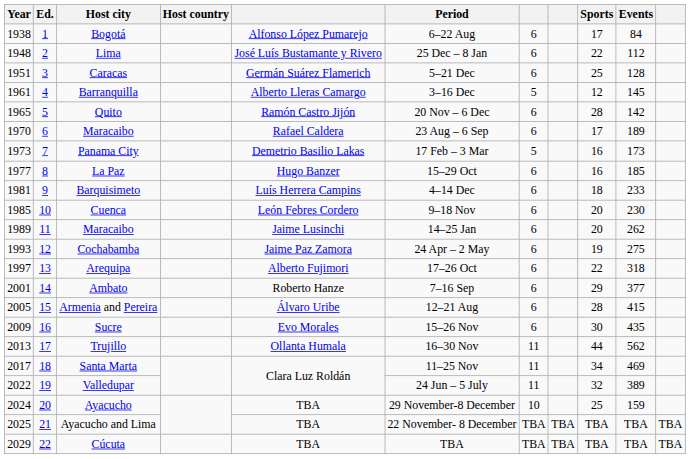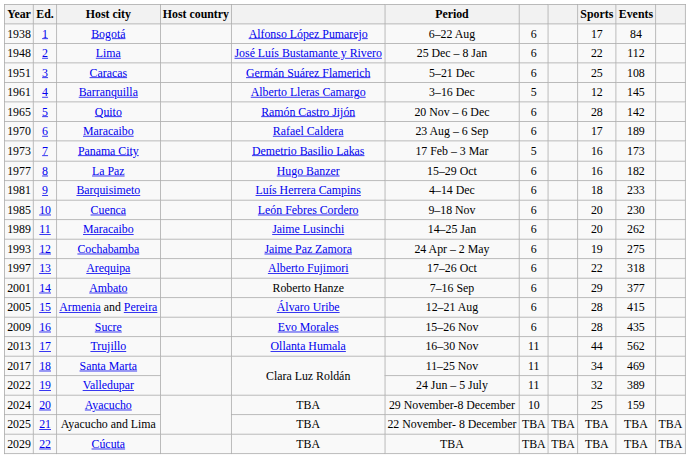(636, 73) 128 -> (636, 73) 108
(636, 170) 185 -> (636, 170) 182
(597, 327) 30 -> (597, 327) 28
